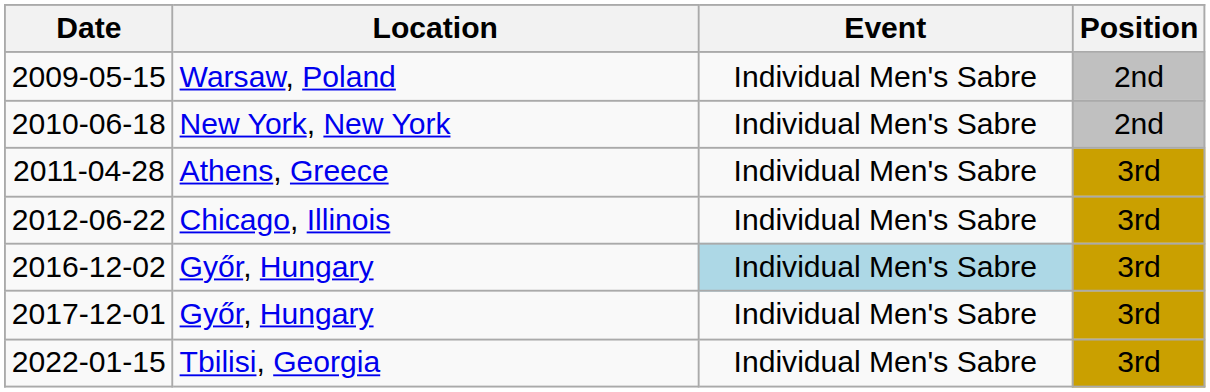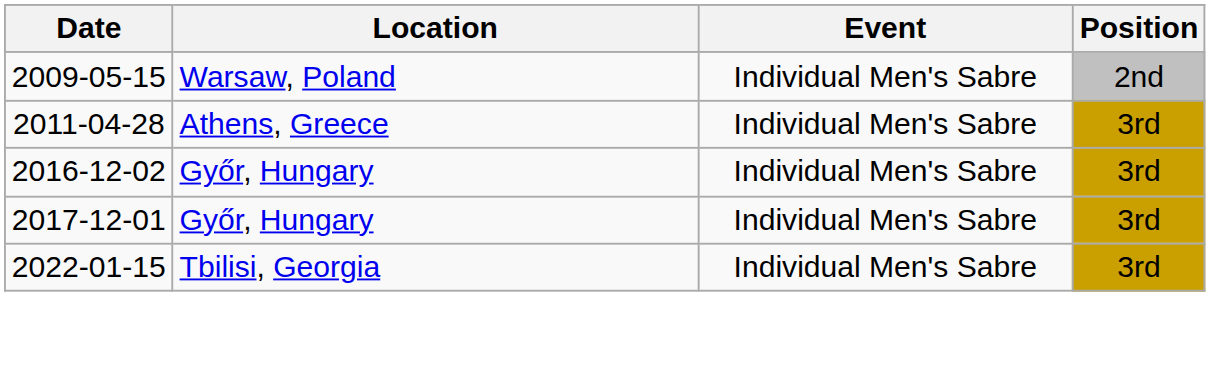- row: (89, 123)
- row: (89, 219)
(885, 266) lightblue background -> (885, 171) no background
